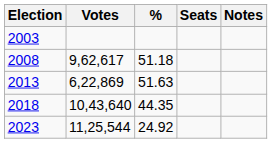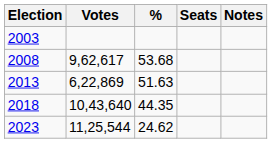(156, 60) 51.18 -> (156, 60) 53.68
(156, 127) 24.92 -> (156, 127) 24.62
